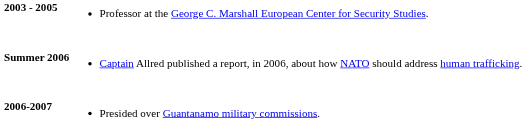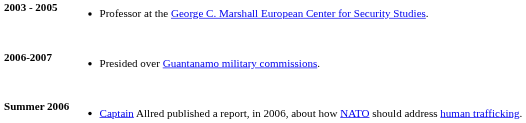rows swapped: (37, 57) <-> (28, 107)
